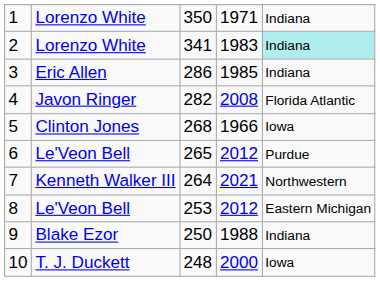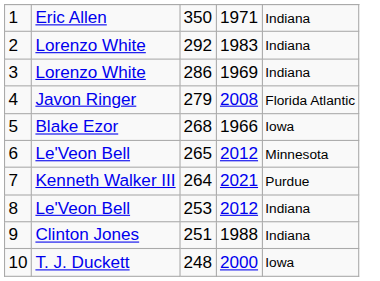(91, 18) Lorenzo White -> (71, 18) Eric Allen
(198, 45) 341 -> (198, 45) 292
(288, 45) paleturquoise background -> (288, 45) no background
(71, 72) Eric Allen -> (91, 72) Lorenzo White
(239, 72) 1985 -> (239, 72) 1969
(198, 99) 282 -> (198, 99) 279
(87, 126) Clinton Jones -> (77, 126) Blake Ezor
(287, 154) Purdue -> (297, 154) Minnesota
(306, 181) Northwestern -> (287, 181) Purdue
(318, 208) Eastern Michigan -> (288, 208) Indiana
(77, 235) Blake Ezor -> (87, 235) Clinton Jones
(198, 235) 250 -> (198, 235) 251
